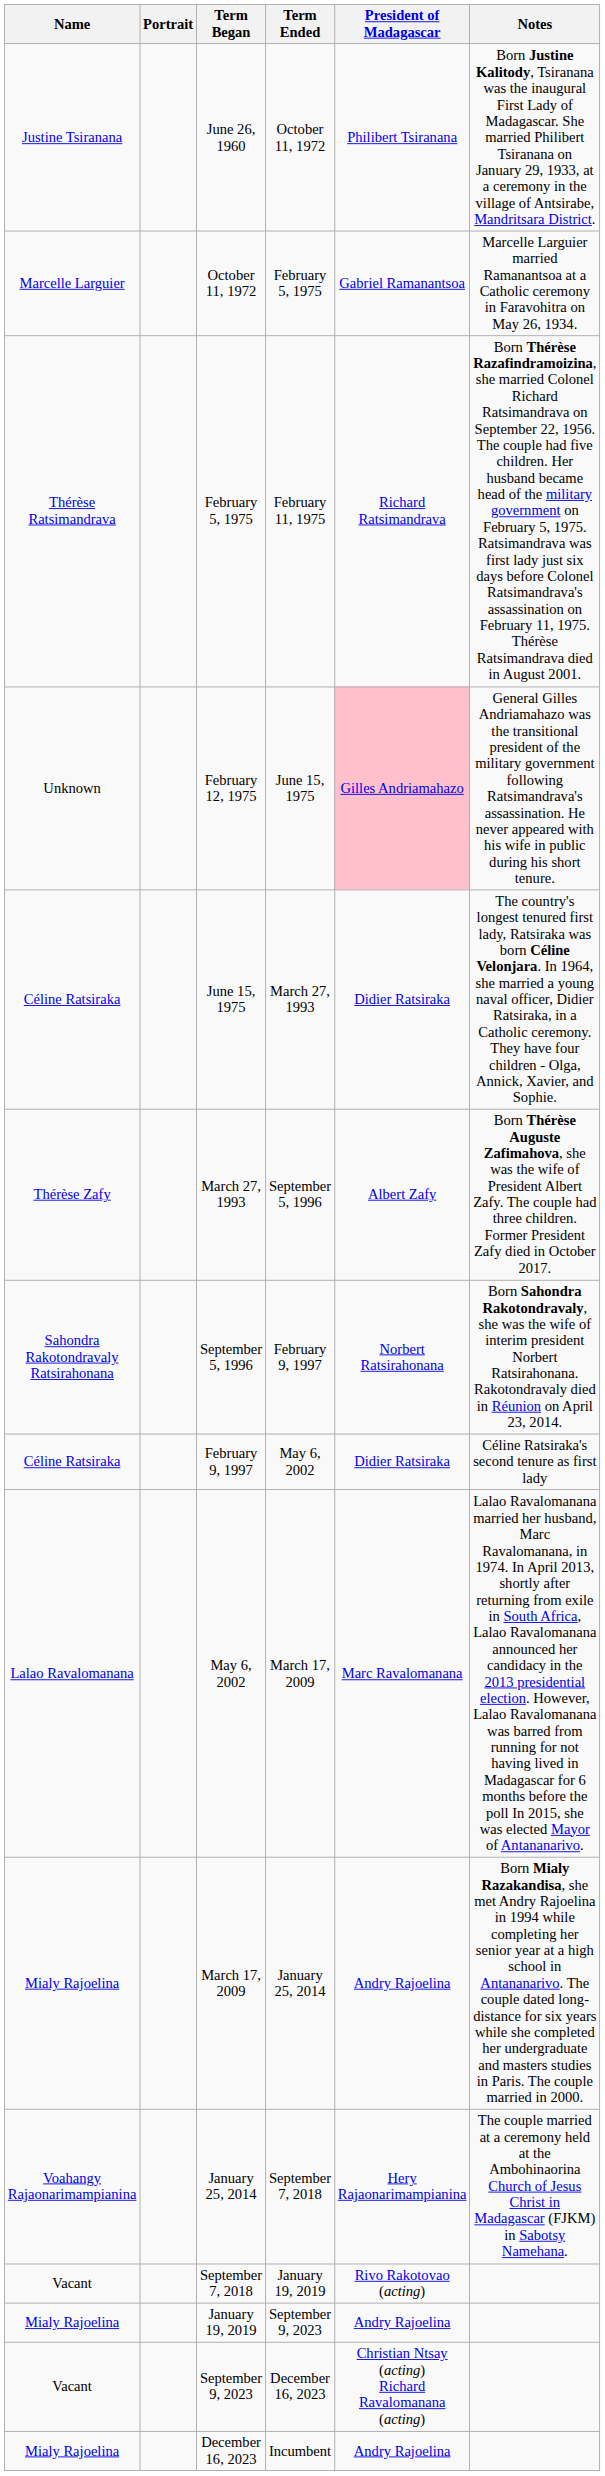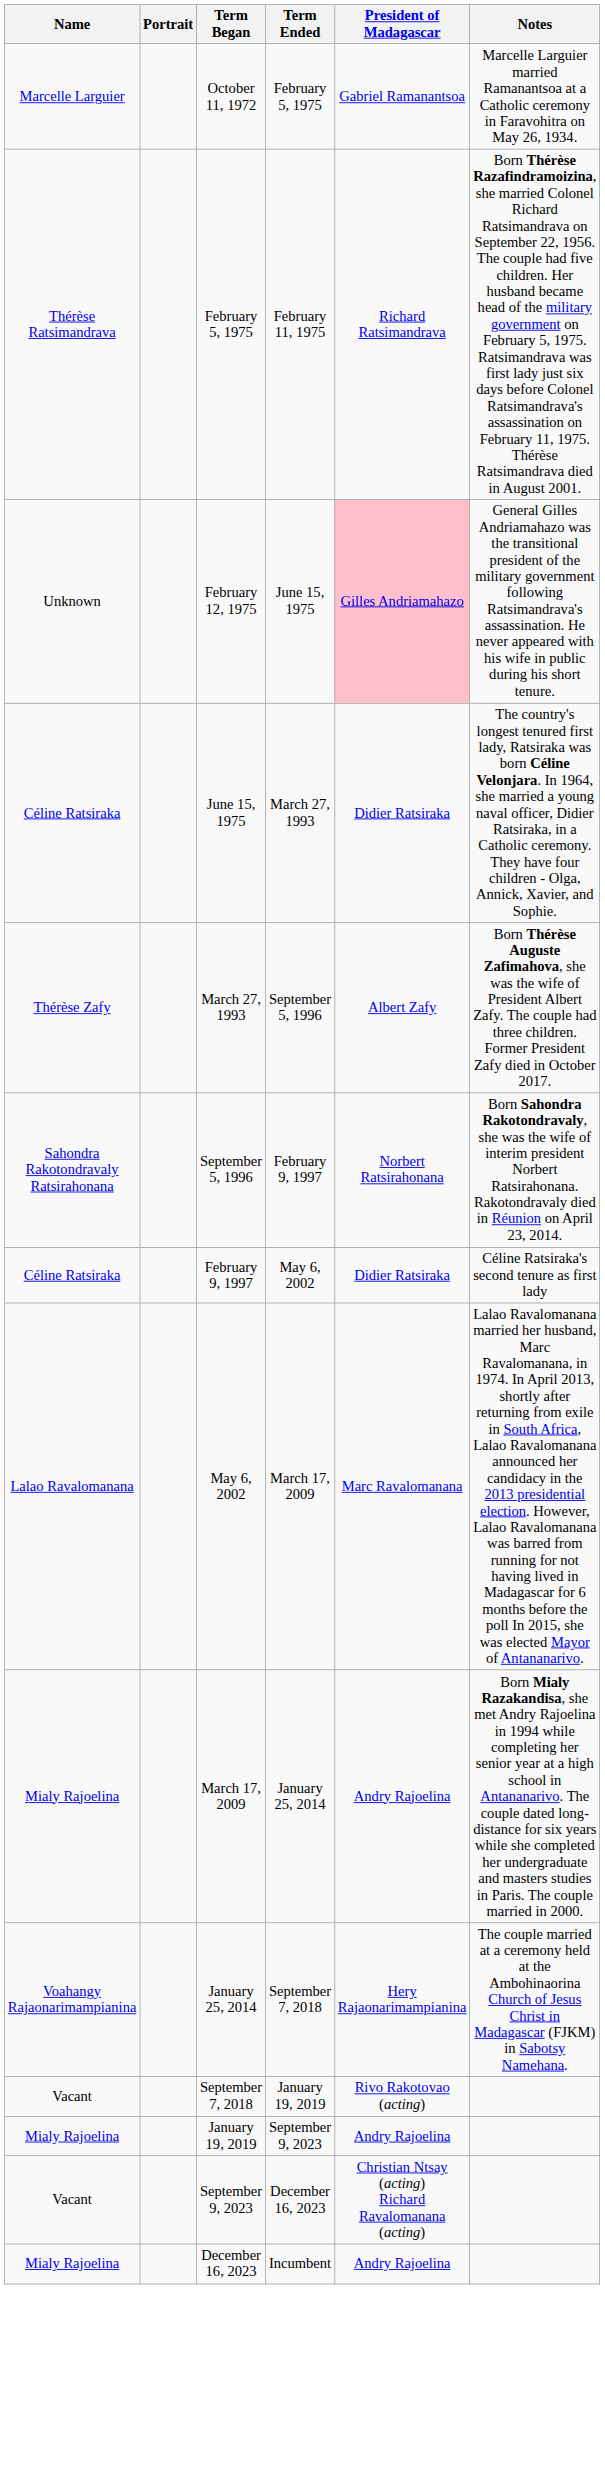- row: (231, 137)
